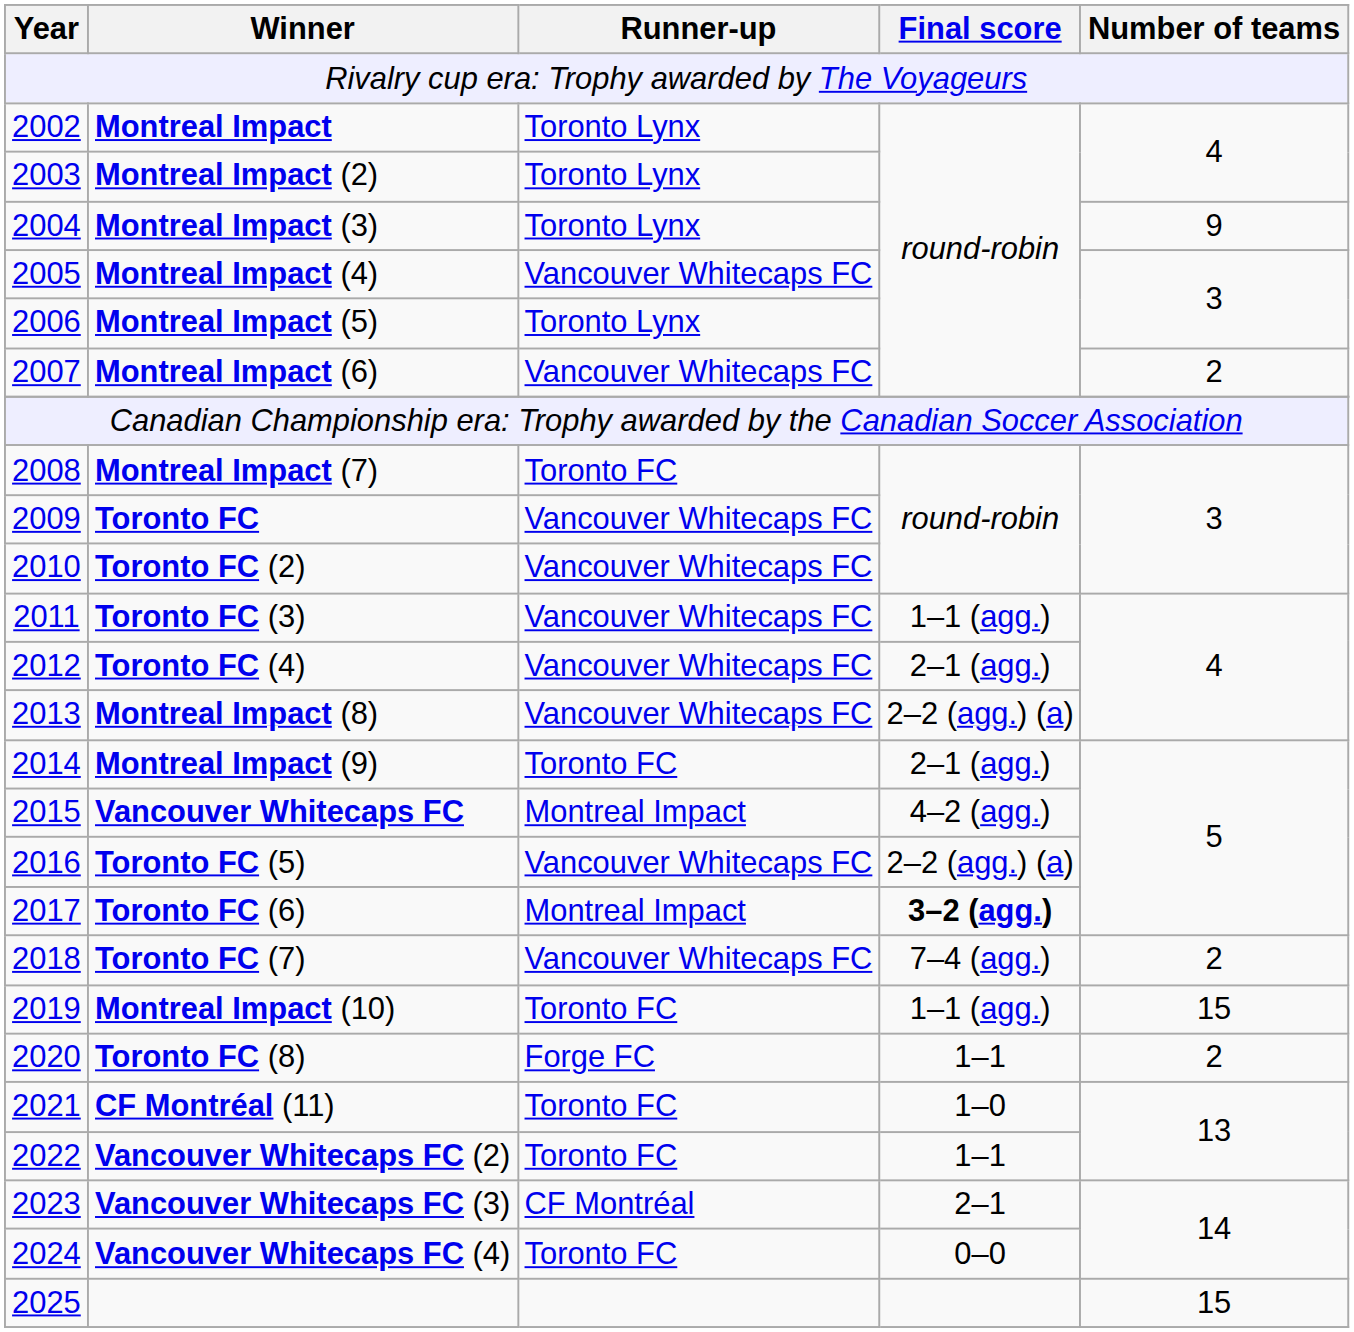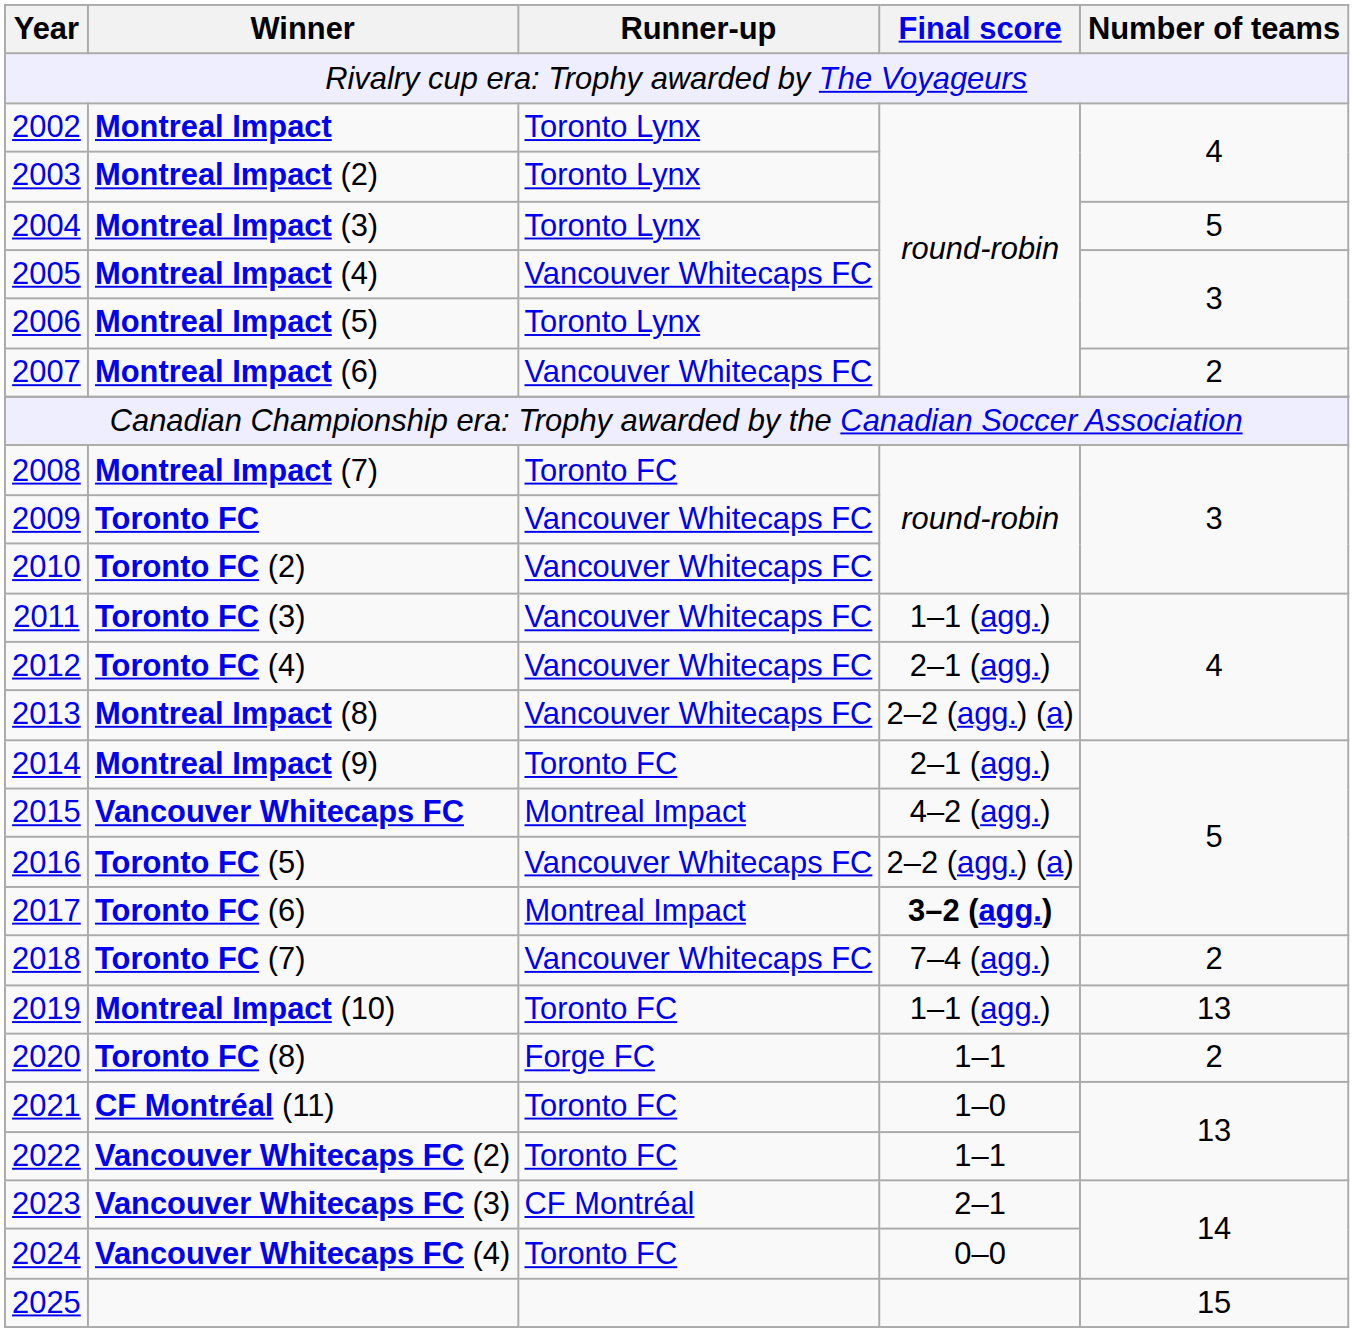(1214, 224) 9 -> (1214, 224) 5
(1214, 1008) 15 -> (1214, 1008) 13
